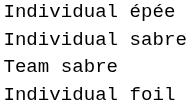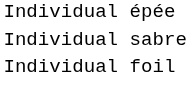- row: (61, 67)
